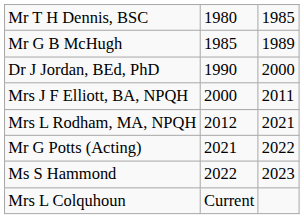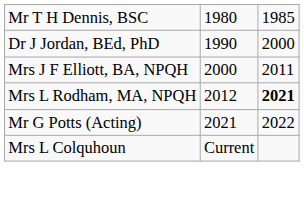- row: (65, 43)
(278, 122) normal -> (278, 95) bold
- row: (62, 174)
